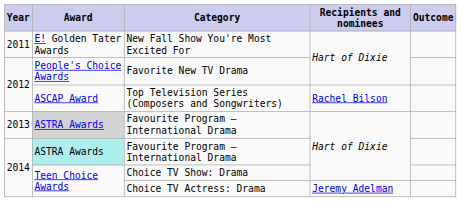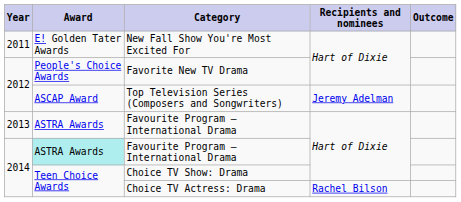(350, 98) Rachel Bilson -> (353, 98) Jeremy Adelman
(69, 125) lightgrey background -> (69, 125) no background
(353, 189) Jeremy Adelman -> (350, 189) Rachel Bilson
